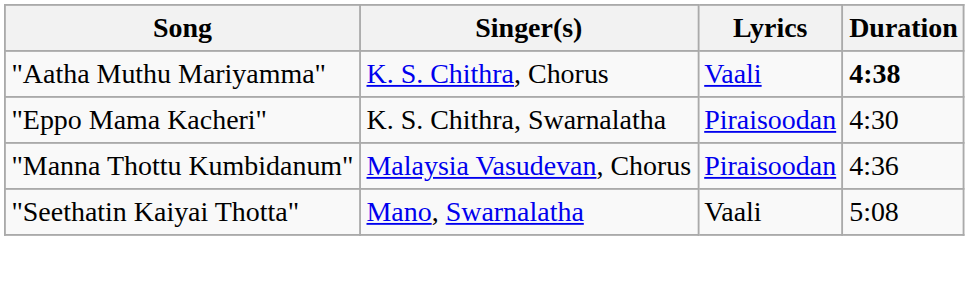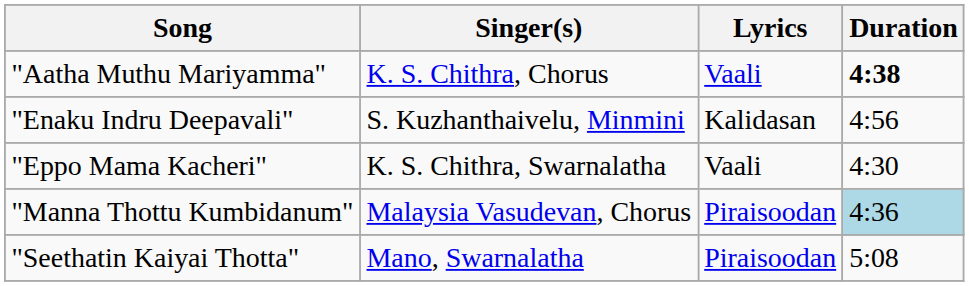+ row: (152, 119)
(770, 119) Piraisoodan -> (733, 166) Vaali
(874, 166) no background -> (874, 212) lightblue background
(733, 212) Vaali -> (770, 258) Piraisoodan
